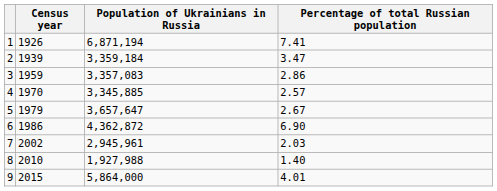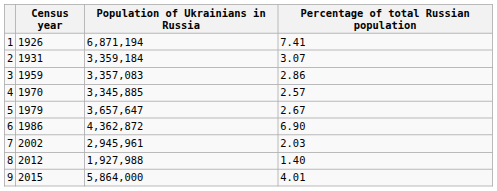(31, 59) 1939 -> (31, 59) 1931
(293, 59) 3.47 -> (293, 59) 3.07
(31, 160) 2010 -> (31, 160) 2012
